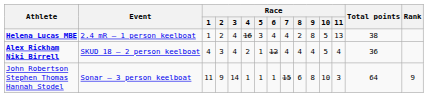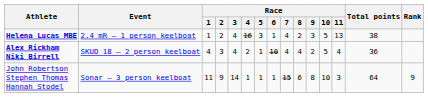(274, 35) 4 -> (274, 35) 1
(313, 35) 8 -> (313, 35) 3
(274, 52) 12 -> (274, 52) 10
(313, 52) 4 -> (313, 52) 2
